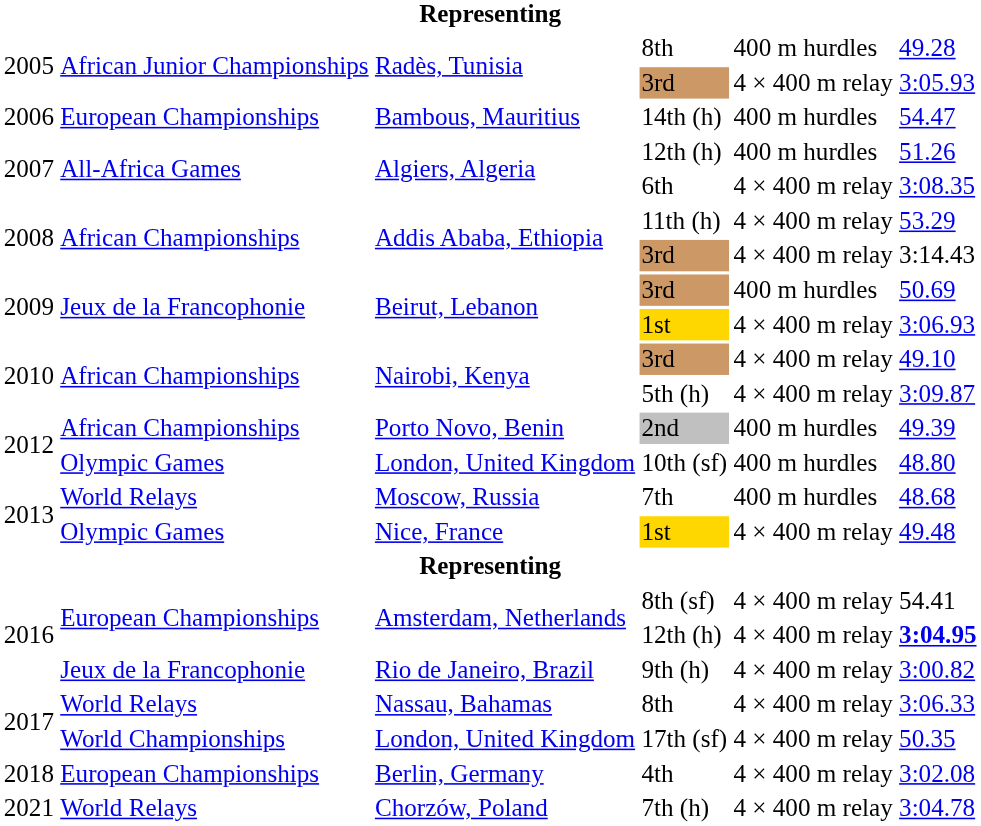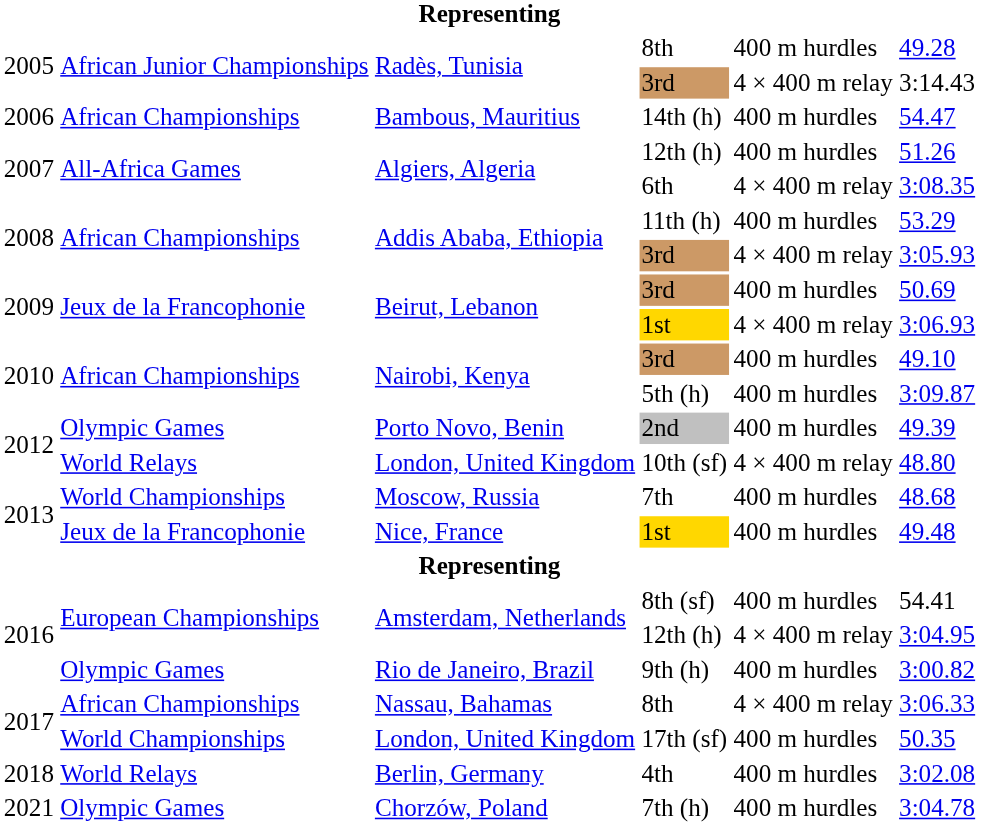(937, 82) 3:05.93 -> (937, 82) 3:14.43
(190, 117) European Championships -> (180, 117) African Championships
(813, 220) 4 × 400 m relay -> (805, 220) 400 m hurdles
(937, 255) 3:14.43 -> (937, 255) 3:05.93
(813, 358) 4 × 400 m relay -> (805, 358) 400 m hurdles
(813, 393) 4 × 400 m relay -> (805, 393) 400 m hurdles
(180, 428) African Championships -> (142, 428) Olympic Games
(142, 462) Olympic Games -> (129, 462) World Relays
(805, 462) 400 m hurdles -> (813, 462) 4 × 400 m relay
(129, 497) World Relays -> (173, 497) World Championships
(142, 531) Olympic Games -> (183, 531) Jeux de la Francophonie
(813, 531) 4 × 400 m relay -> (805, 531) 400 m hurdles
(813, 600) 4 × 400 m relay -> (805, 600) 400 m hurdles
(938, 635) bold -> (937, 635) normal
(183, 669) Jeux de la Francophonie -> (142, 669) Olympic Games
(813, 669) 4 × 400 m relay -> (805, 669) 400 m hurdles
(129, 704) World Relays -> (180, 704) African Championships
(813, 738) 4 × 400 m relay -> (805, 738) 400 m hurdles
(190, 773) European Championships -> (129, 773) World Relays
(813, 773) 4 × 400 m relay -> (805, 773) 400 m hurdles
(129, 807) World Relays -> (142, 807) Olympic Games
(813, 807) 4 × 400 m relay -> (805, 807) 400 m hurdles
